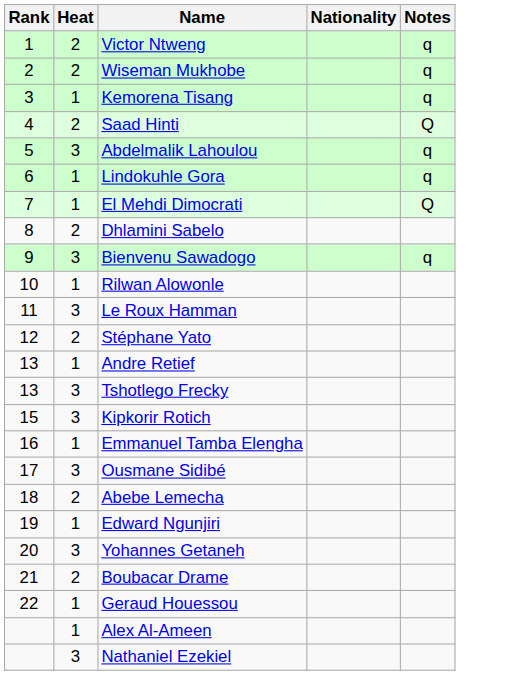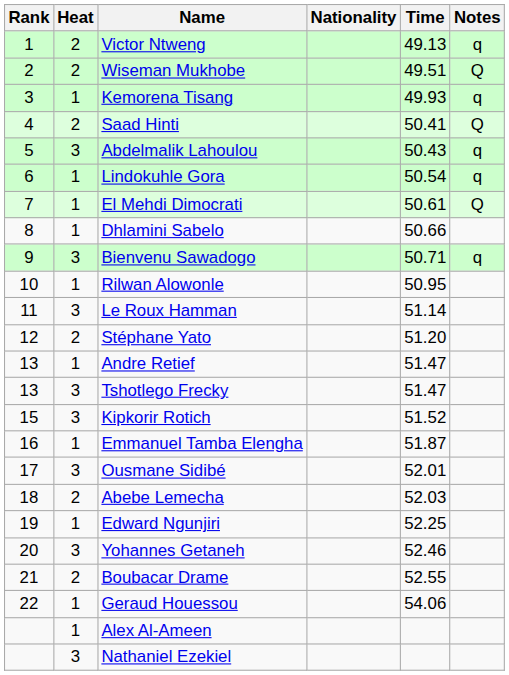+ column: (425, 17)
(428, 71) q -> (477, 71) Q
(75, 230) 2 -> (75, 230) 1
